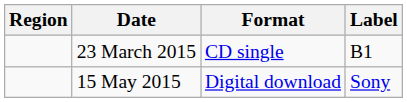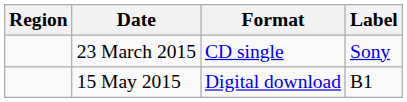(361, 50) B1 -> (370, 50) Sony
(370, 81) Sony -> (361, 81) B1
